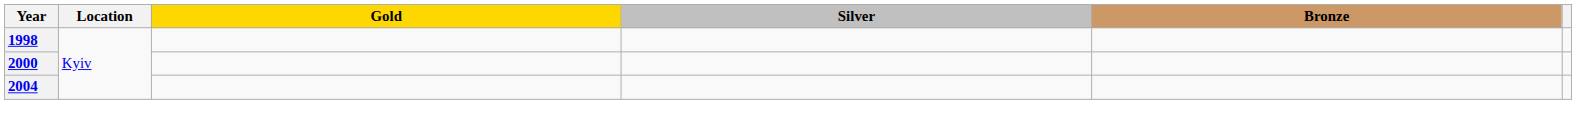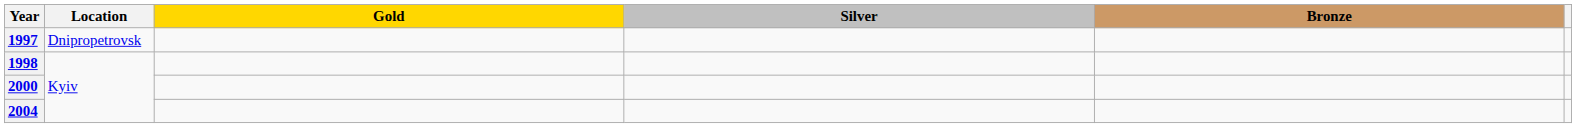+ row: (23, 39)
